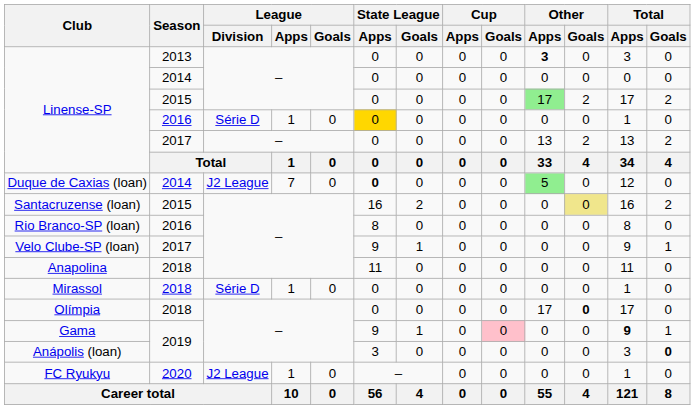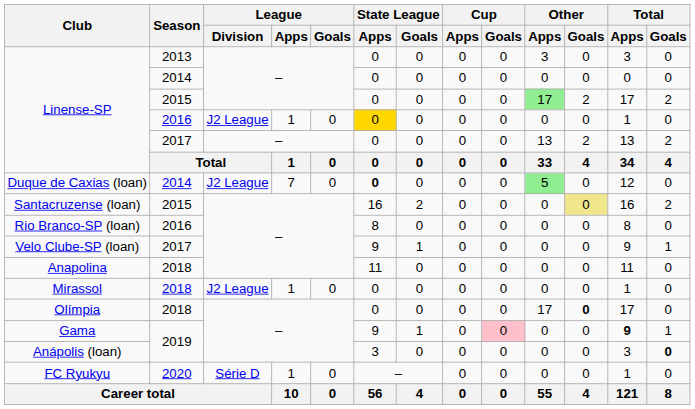(545, 57) bold -> (545, 57) normal
(238, 120) Série D -> (238, 120) J2 League
(238, 288) Série D -> (238, 288) J2 League
(238, 373) J2 League -> (238, 373) Série D
